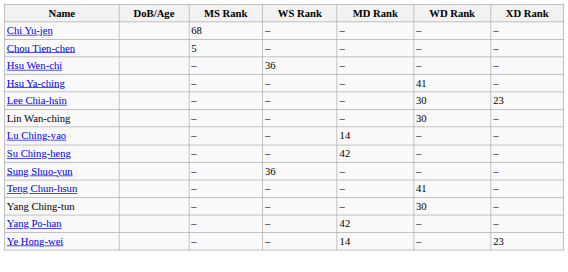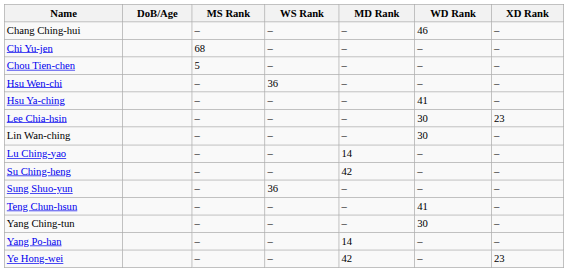+ row: (44, 31)
(345, 223) 42 -> (347, 241) 14
(345, 241) 14 -> (347, 259) 42
